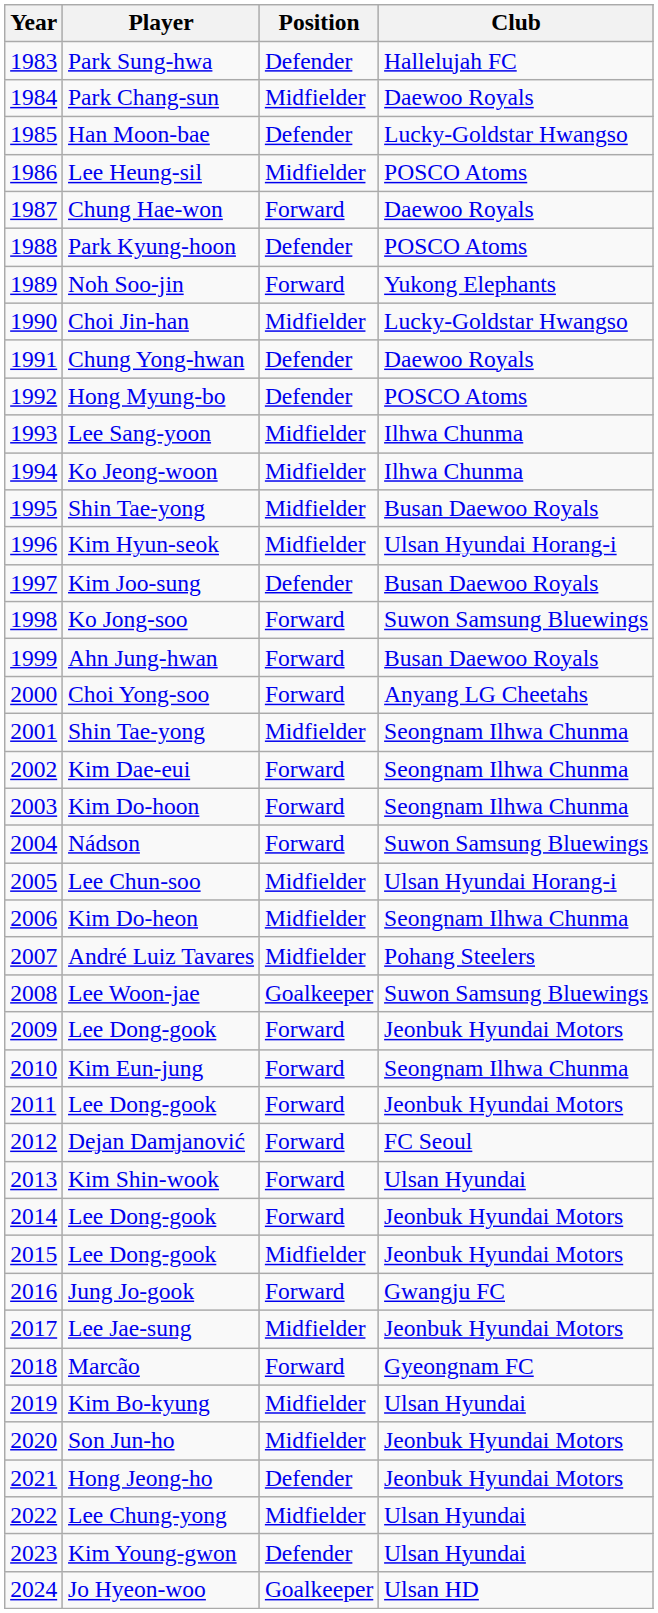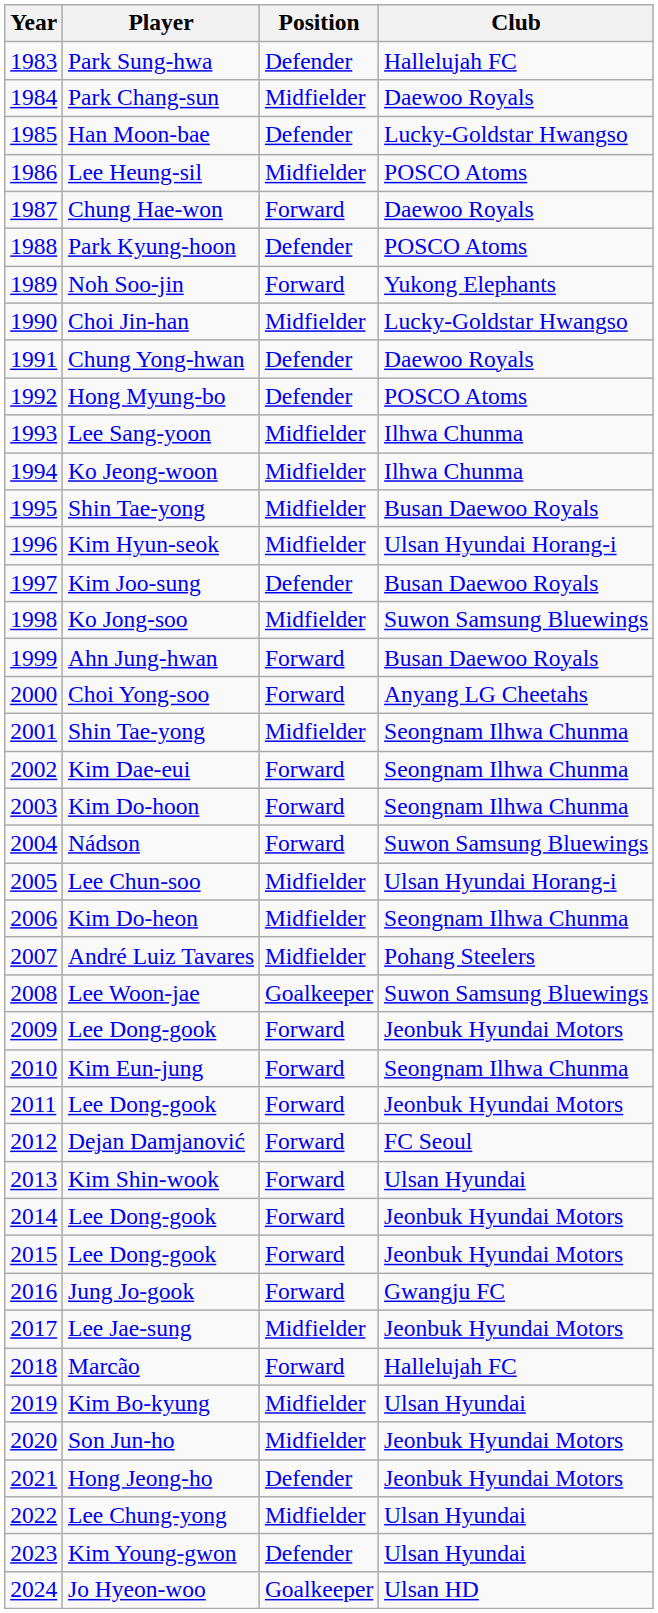(305, 619) Forward -> (315, 619) Midfielder
(315, 1254) Midfielder -> (305, 1254) Forward
(459, 1365) Gyeongnam FC -> (450, 1365) Hallelujah FC
